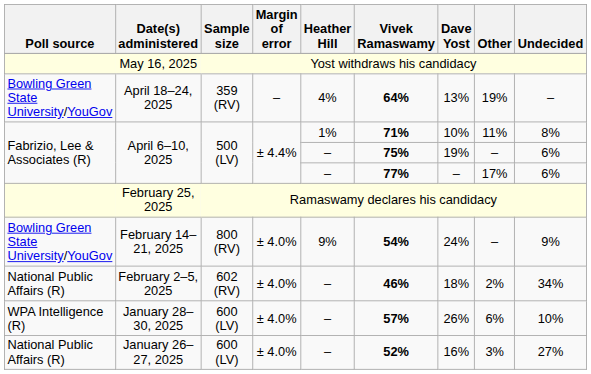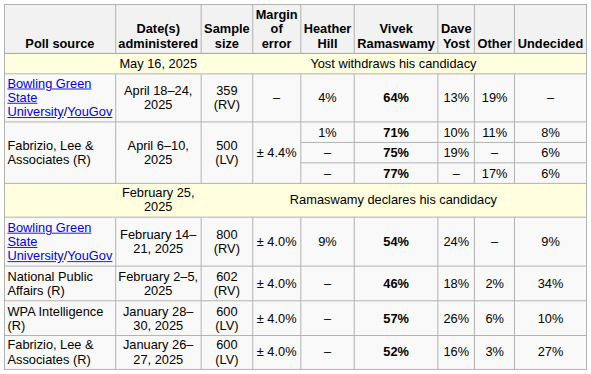(50, 353) National Public Affairs (R) -> (51, 353) Fabrizio, Lee & Associates (R)
